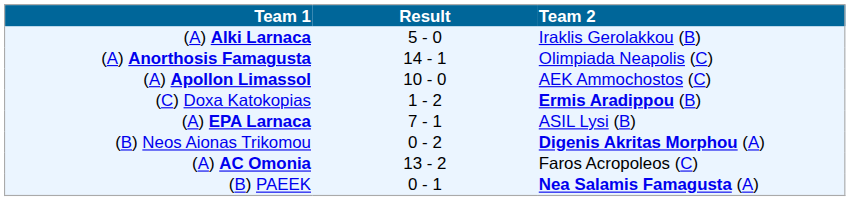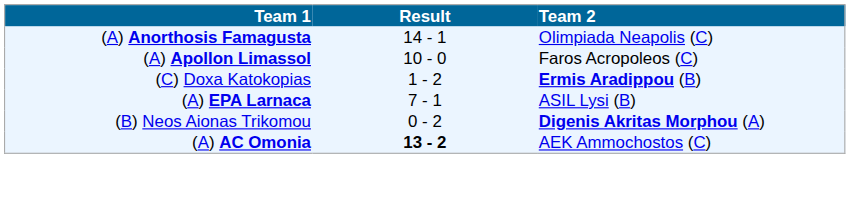- row: (247, 37)
(625, 79) AEK Ammochostos (C) -> (618, 58) Faros Acropoleos (C)
(425, 163) normal -> (425, 142) bold
(618, 163) Faros Acropoleos (C) -> (625, 142) AEK Ammochostos (C)
- row: (270, 184)
